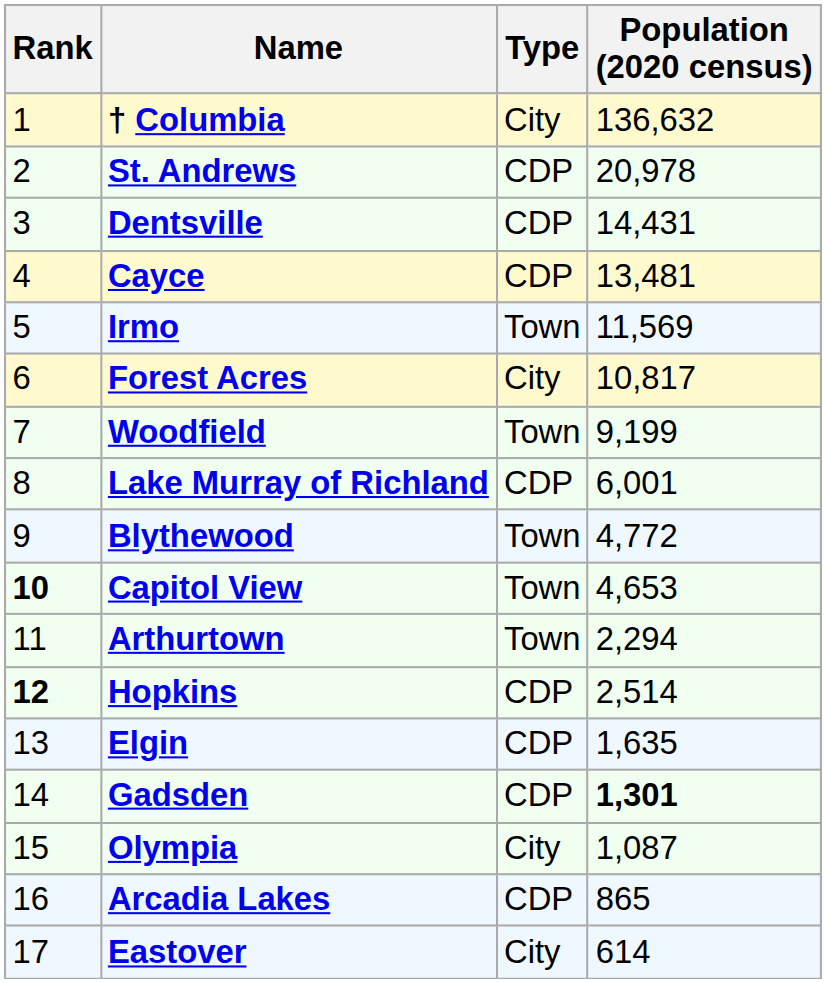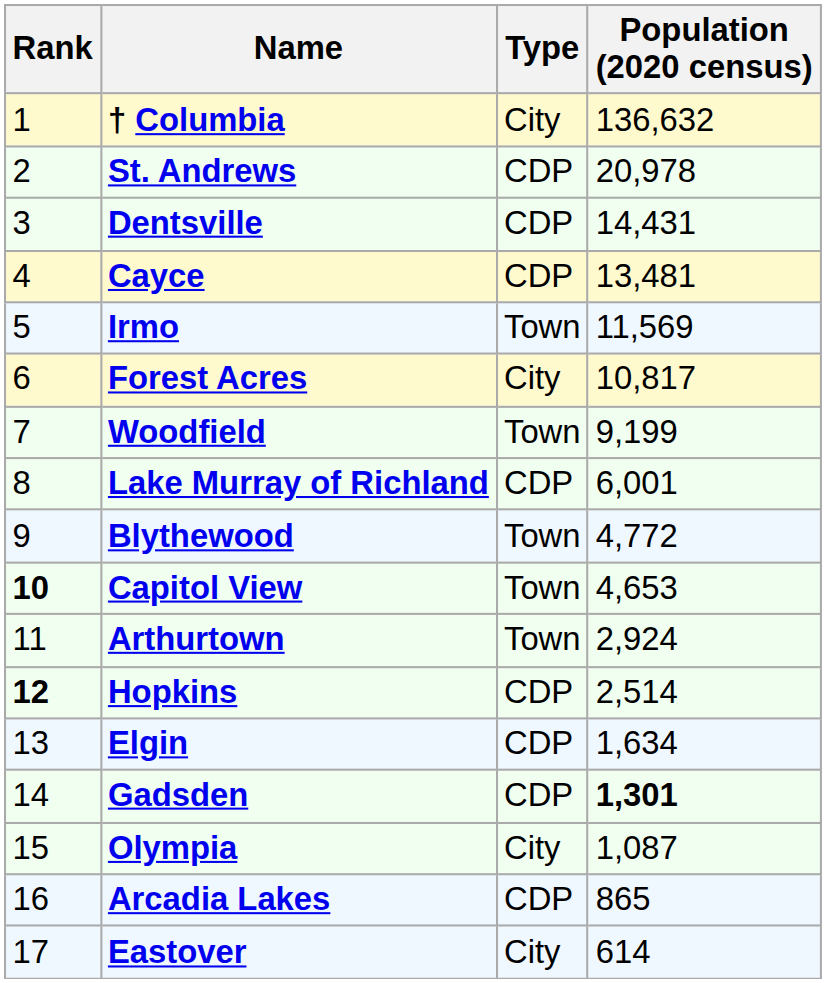(637, 639) 2,294 -> (637, 639) 2,924
(637, 743) 1,635 -> (637, 743) 1,634
